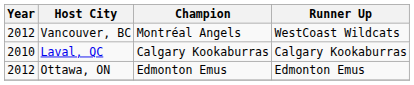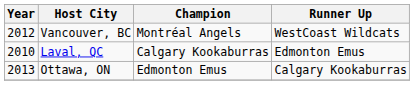(341, 52) Calgary Kookaburras -> (320, 52) Edmonton Emus
(21, 70) 2012 -> (21, 70) 2013
(320, 70) Edmonton Emus -> (341, 70) Calgary Kookaburras
